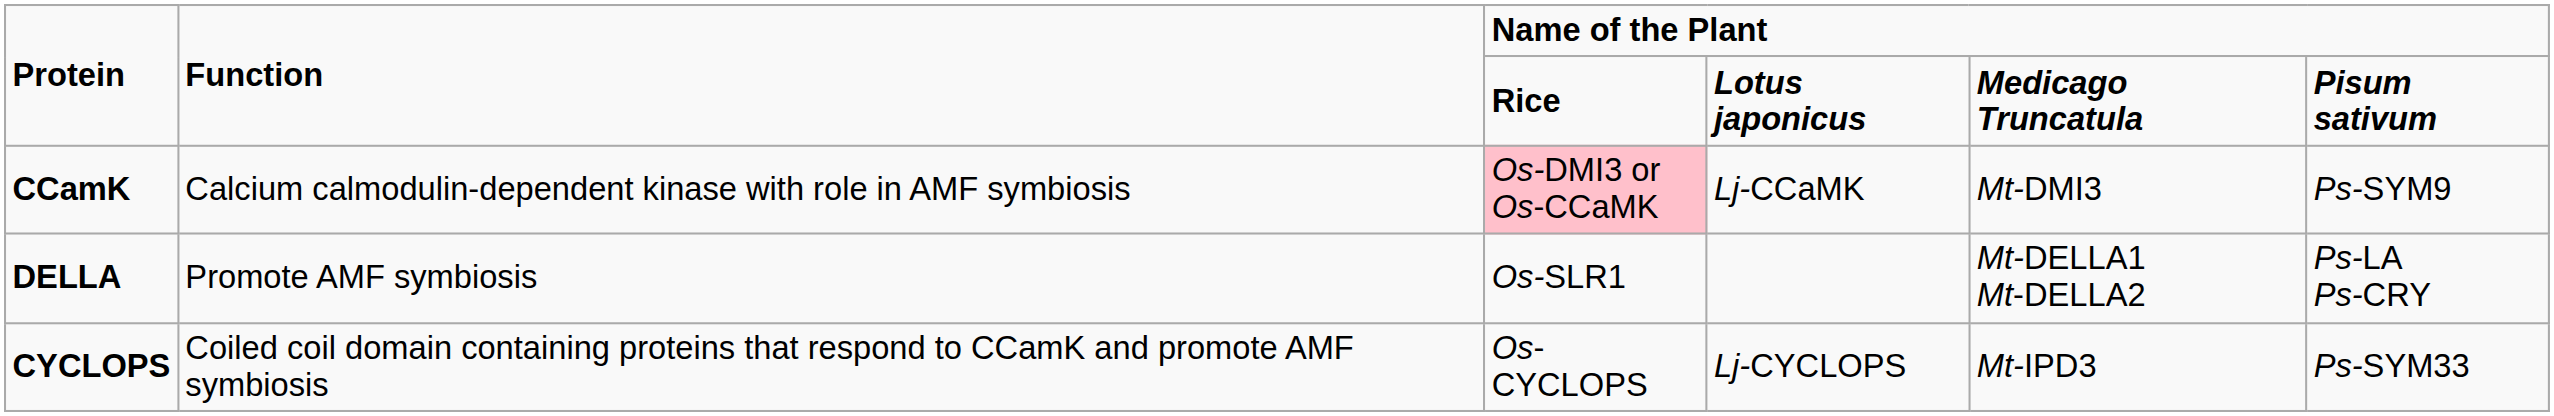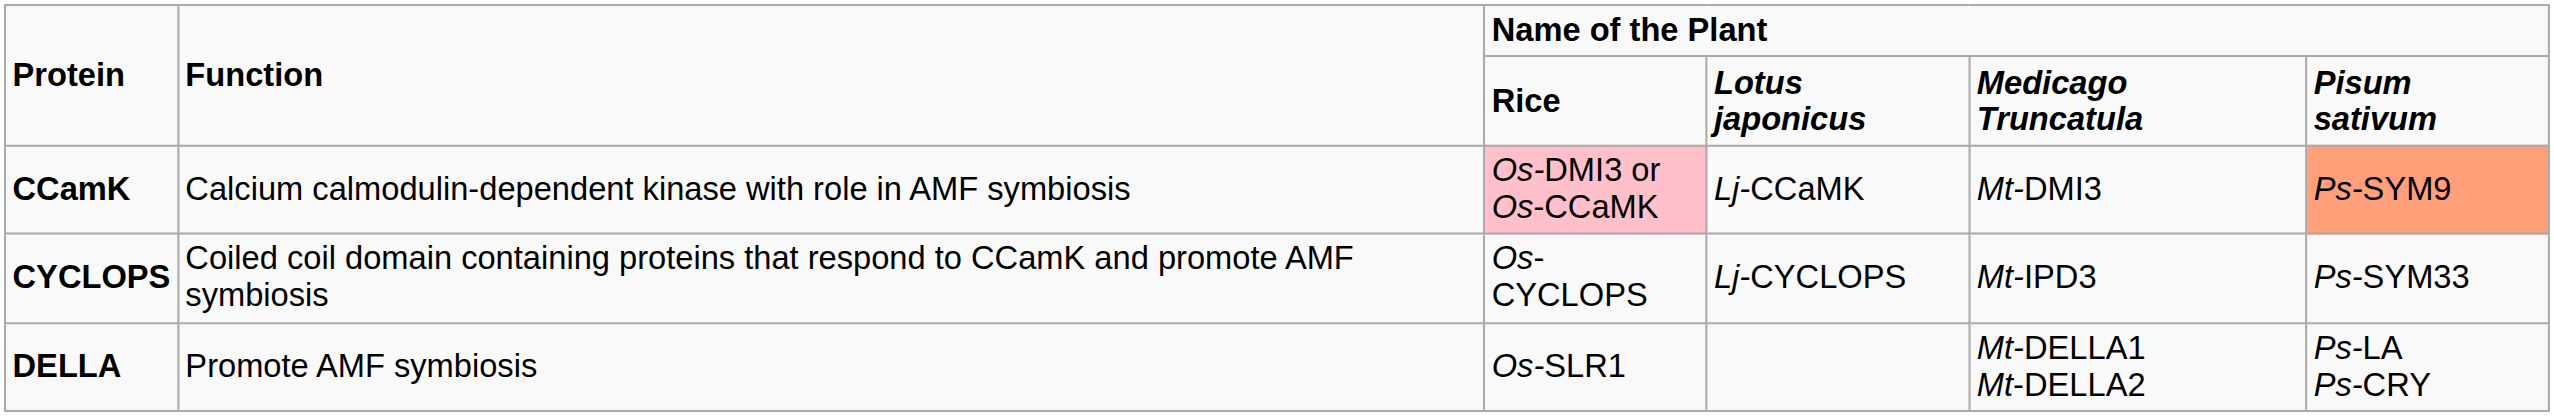(2383, 188) no background -> (2383, 188) lightsalmon background
rows swapped: (91, 365) <-> (67, 277)
